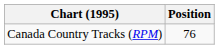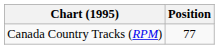(189, 34) 76 -> (189, 34) 77
